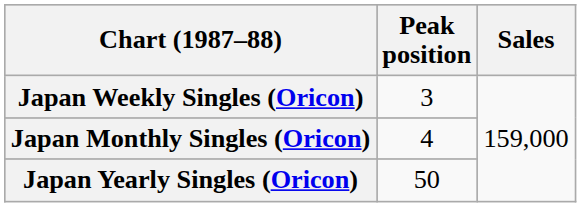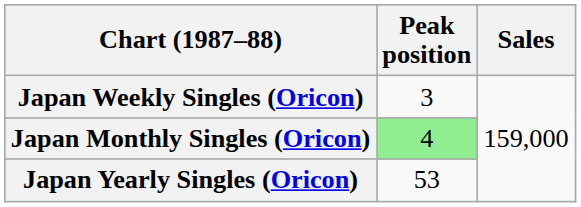(427, 138) no background -> (427, 138) lightgreen background
(427, 179) 50 -> (427, 179) 53
